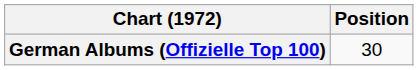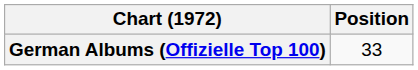(372, 49) 30 -> (372, 49) 33
